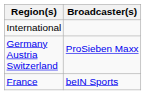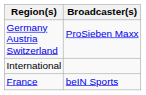rows swapped: (34, 28) <-> (32, 54)
